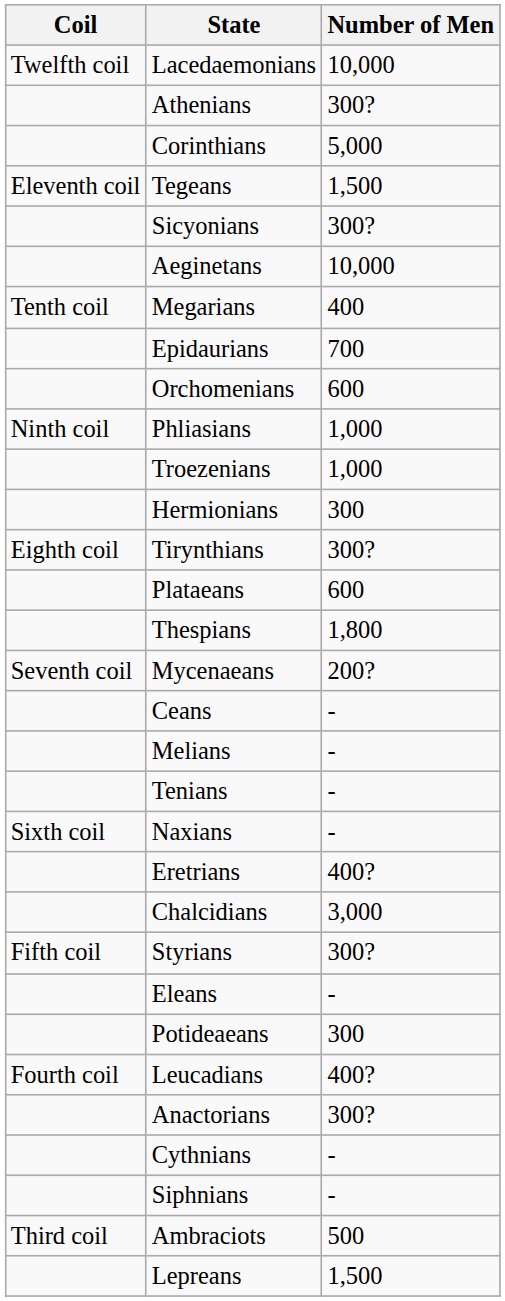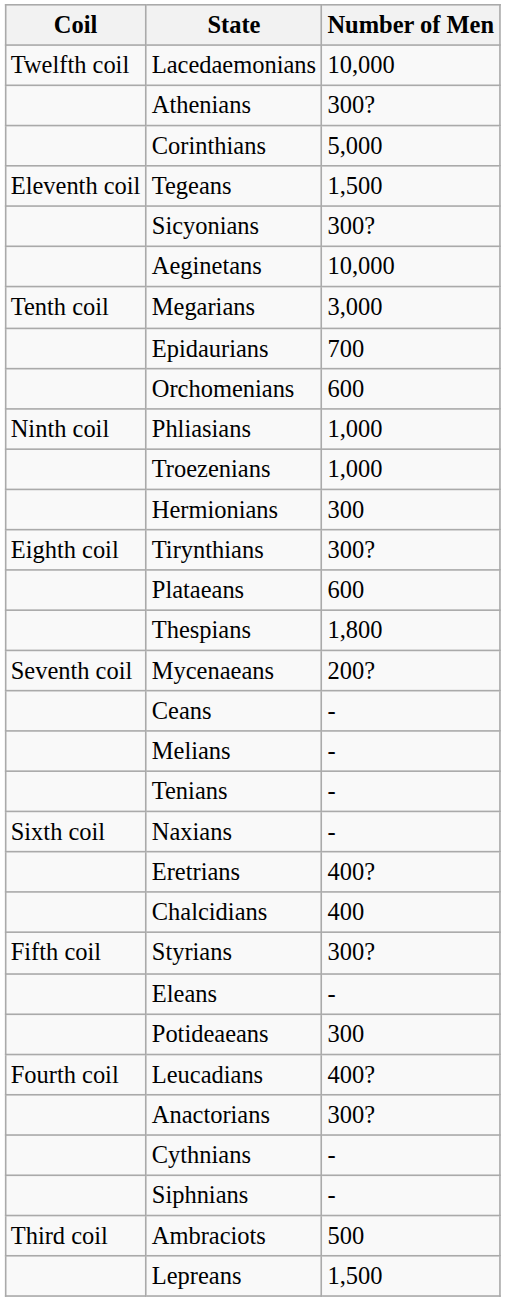(346, 307) 400 -> (355, 307) 3,000
(355, 912) 3,000 -> (346, 912) 400
